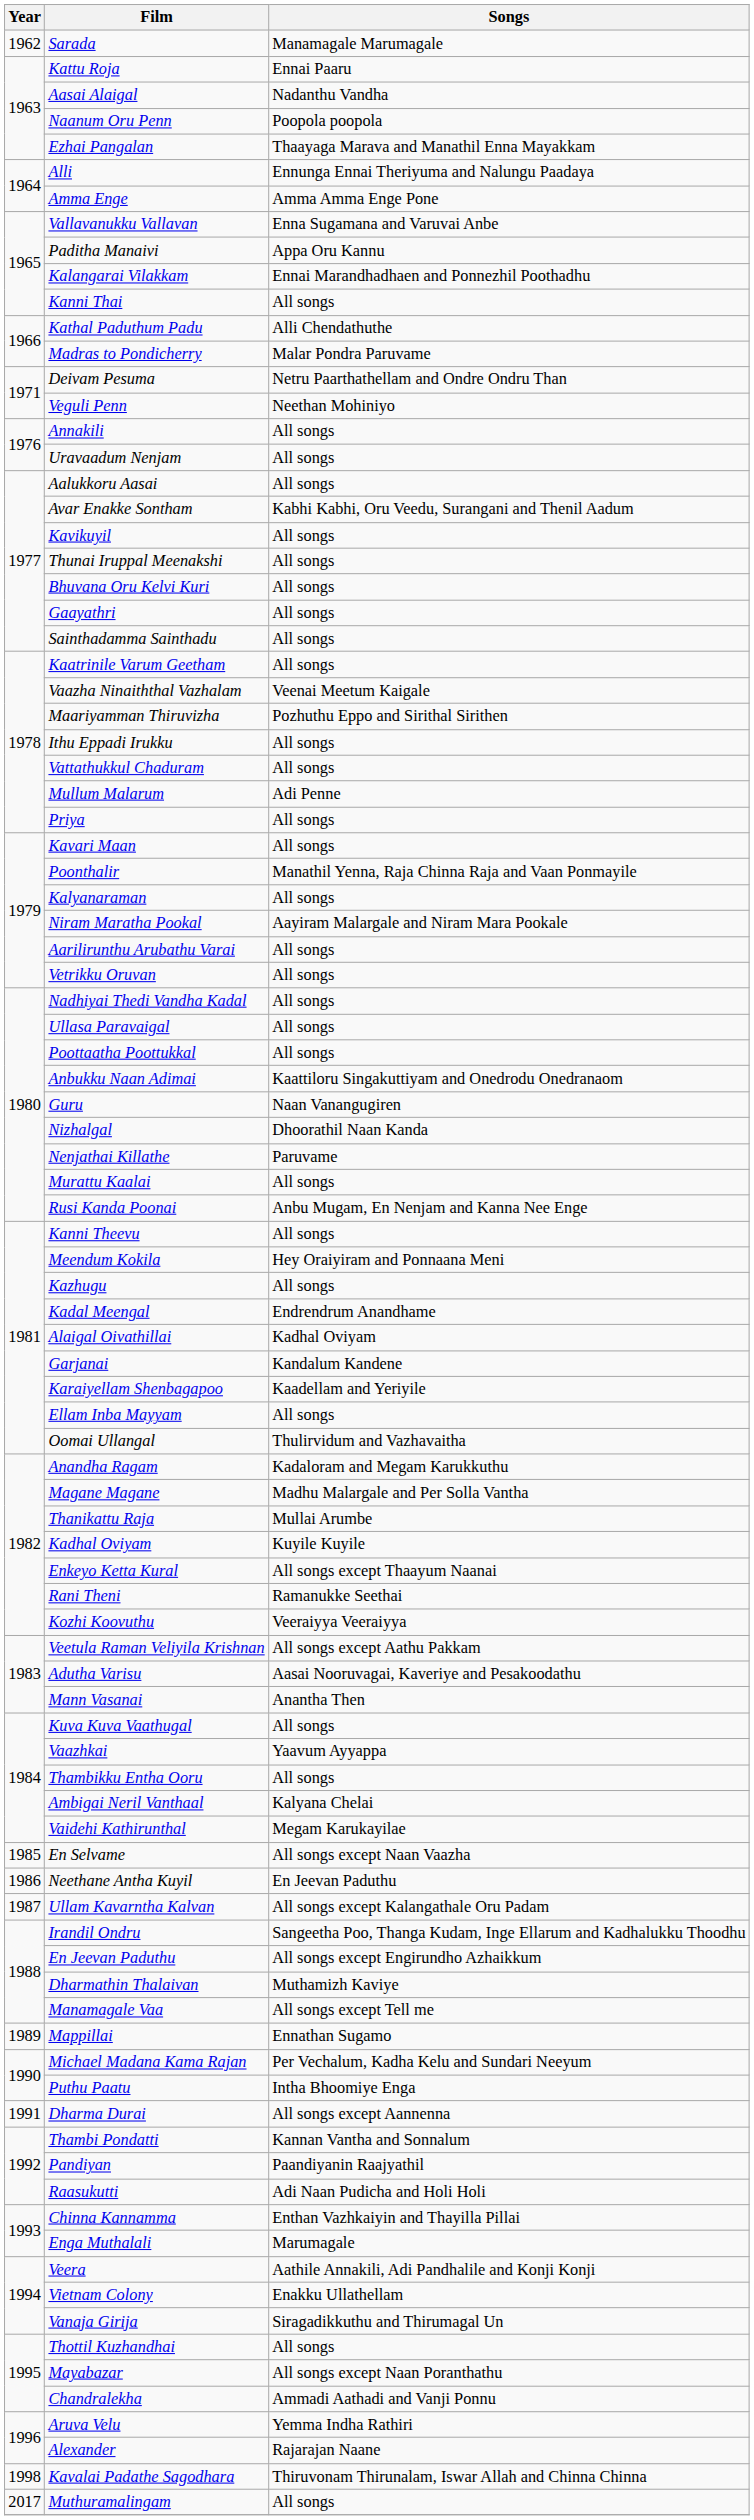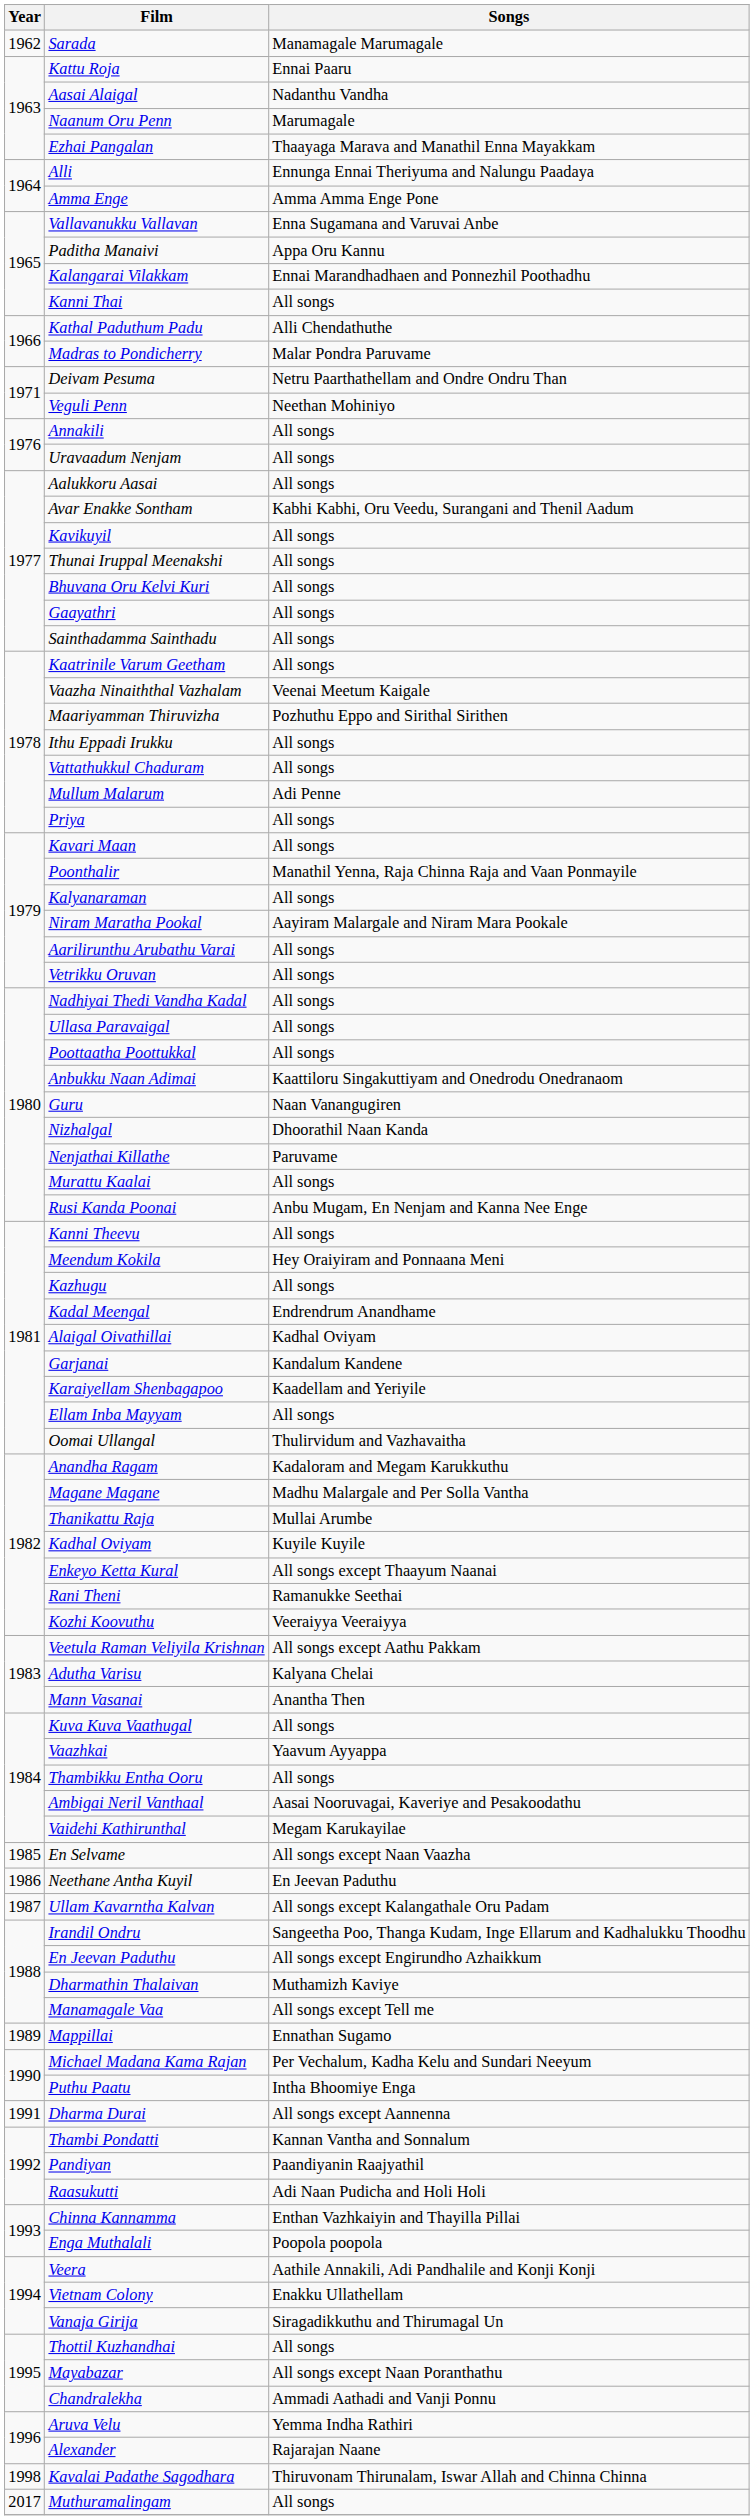(327, 120) Poopola poopola -> (313, 120) Marumagale
(426, 1673) Aasai Nooruvagai, Kaveriye and Pesakoodathu -> (323, 1673) Kalyana Chelai
(323, 1803) Kalyana Chelai -> (426, 1803) Aasai Nooruvagai, Kaveriye and Pesakoodathu
(313, 2243) Marumagale -> (327, 2243) Poopola poopola
